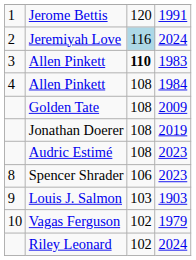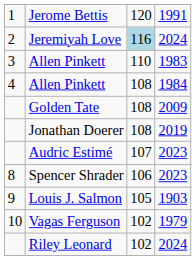(141, 61) bold -> (141, 61) normal
(141, 152) 108 -> (141, 152) 107
(141, 198) 103 -> (141, 198) 105
